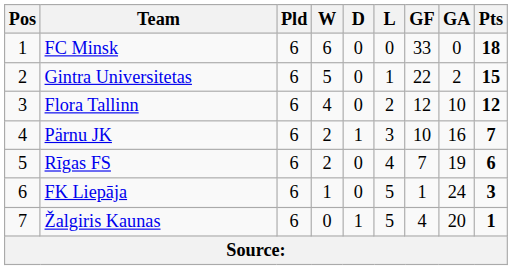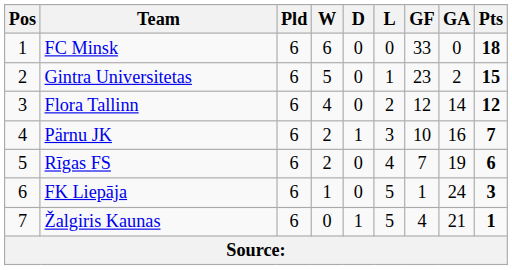(422, 76) 22 -> (422, 76) 23
(457, 105) 10 -> (457, 105) 14
(457, 221) 20 -> (457, 221) 21
